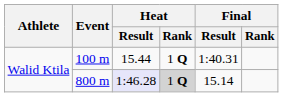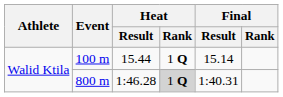(218, 58) 1:40.31 -> (218, 58) 15.14
(136, 81) lavender background -> (136, 81) no background
(218, 81) 15.14 -> (218, 81) 1:40.31
